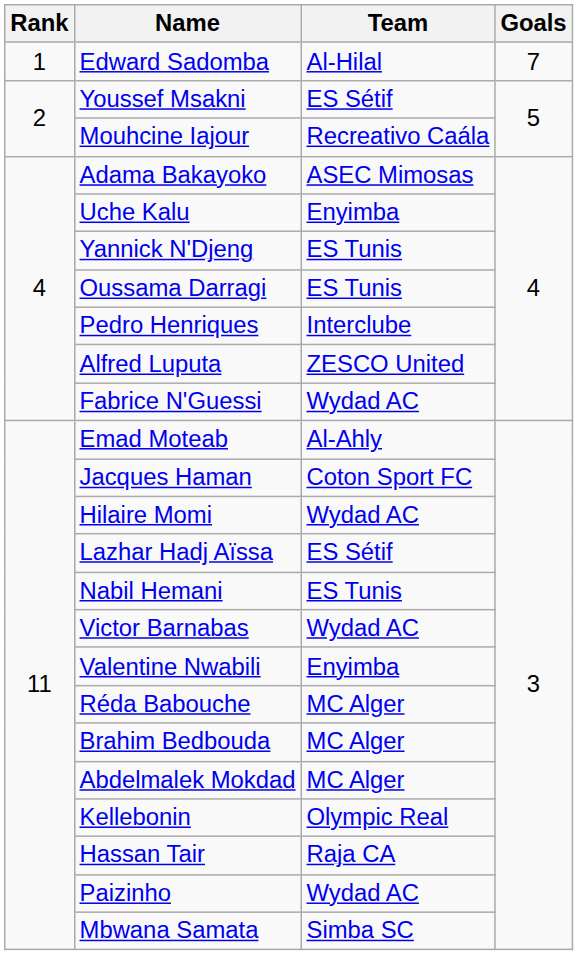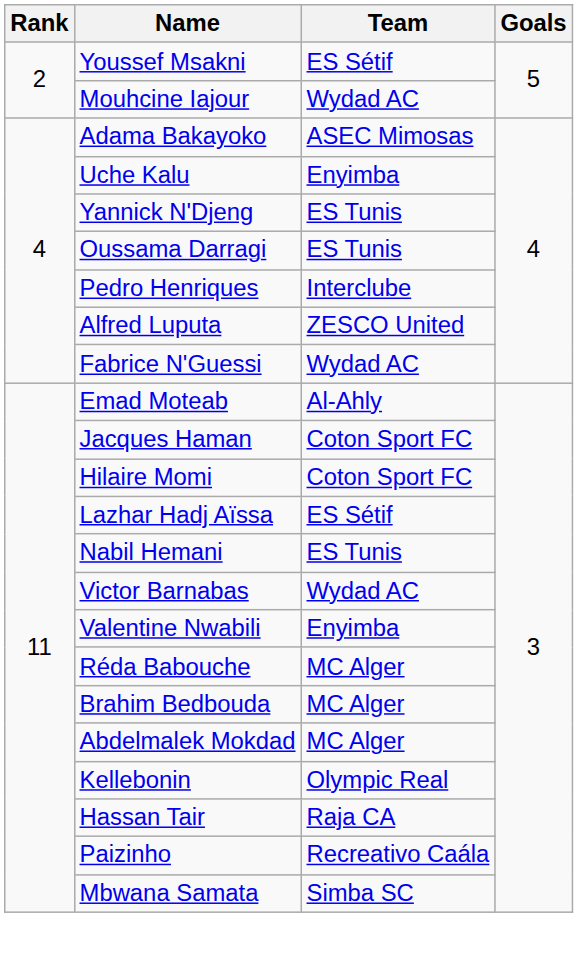- row: (174, 61)
(398, 136) Recreativo Caála -> (363, 99) Wydad AC
(363, 514) Wydad AC -> (389, 477) Coton Sport FC
(363, 893) Wydad AC -> (398, 855) Recreativo Caála
